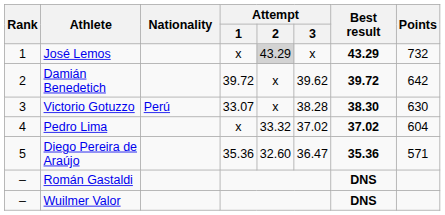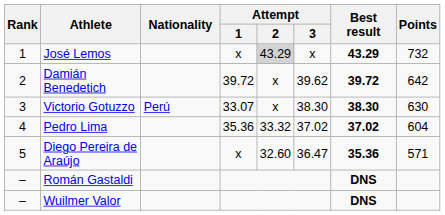(312, 107) 38.28 -> (312, 107) 38.30
(238, 127) x -> (238, 127) 35.36
(238, 154) 35.36 -> (238, 154) x
